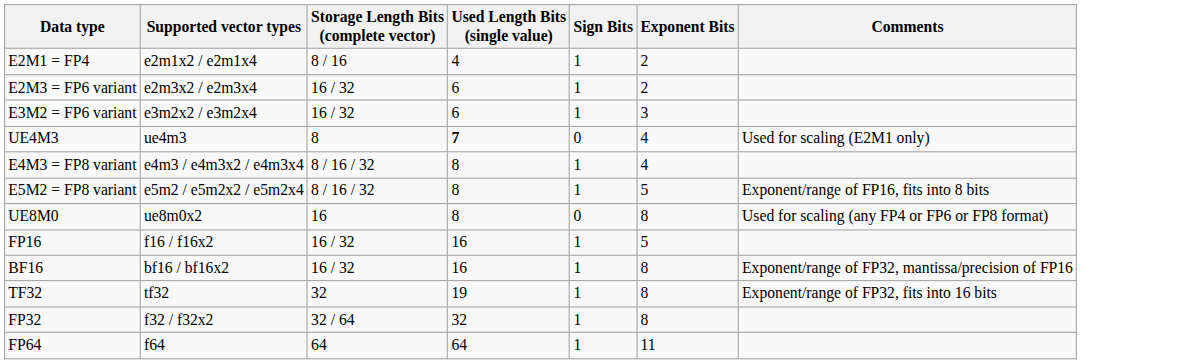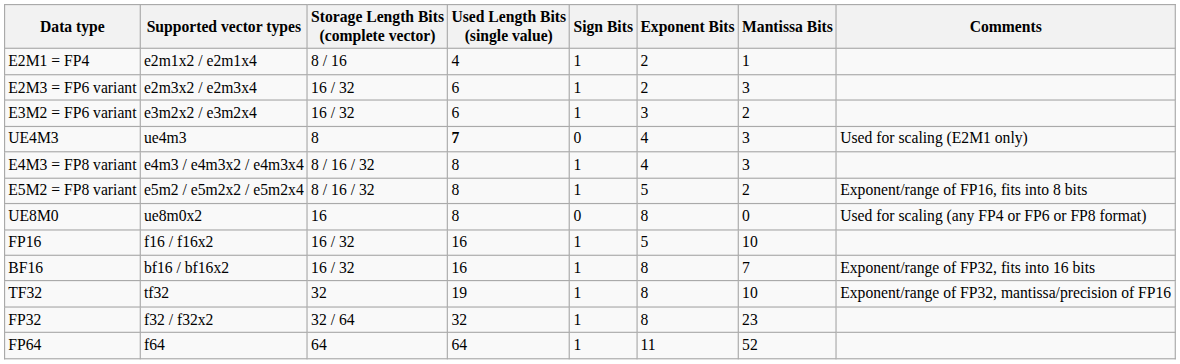+ column: (787, 26)
(908, 267) Exponent/range of FP32, mantissa/precision of FP16 -> (968, 267) Exponent/range of FP32, fits into 16 bits
(870, 293) Exponent/range of FP32, fits into 16 bits -> (1006, 293) Exponent/range of FP32, mantissa/precision of FP16
